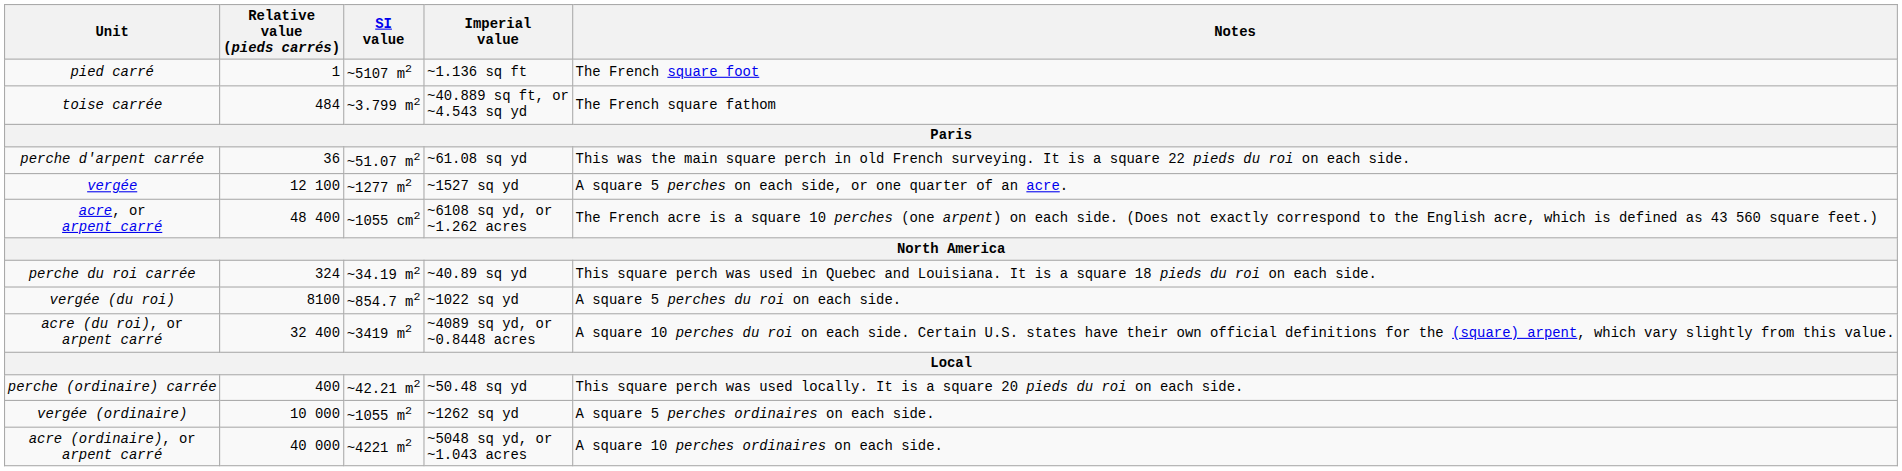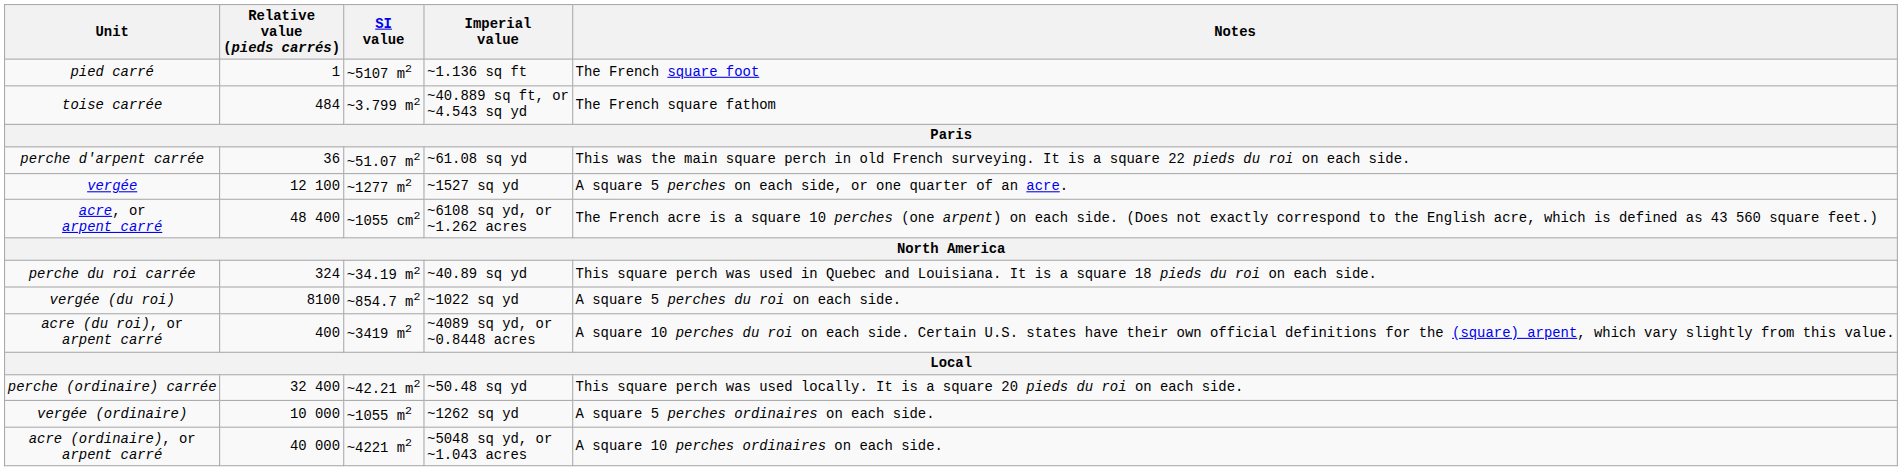(315, 333) 32 400 -> (328, 333) 400
(328, 388) 400 -> (315, 388) 32 400
